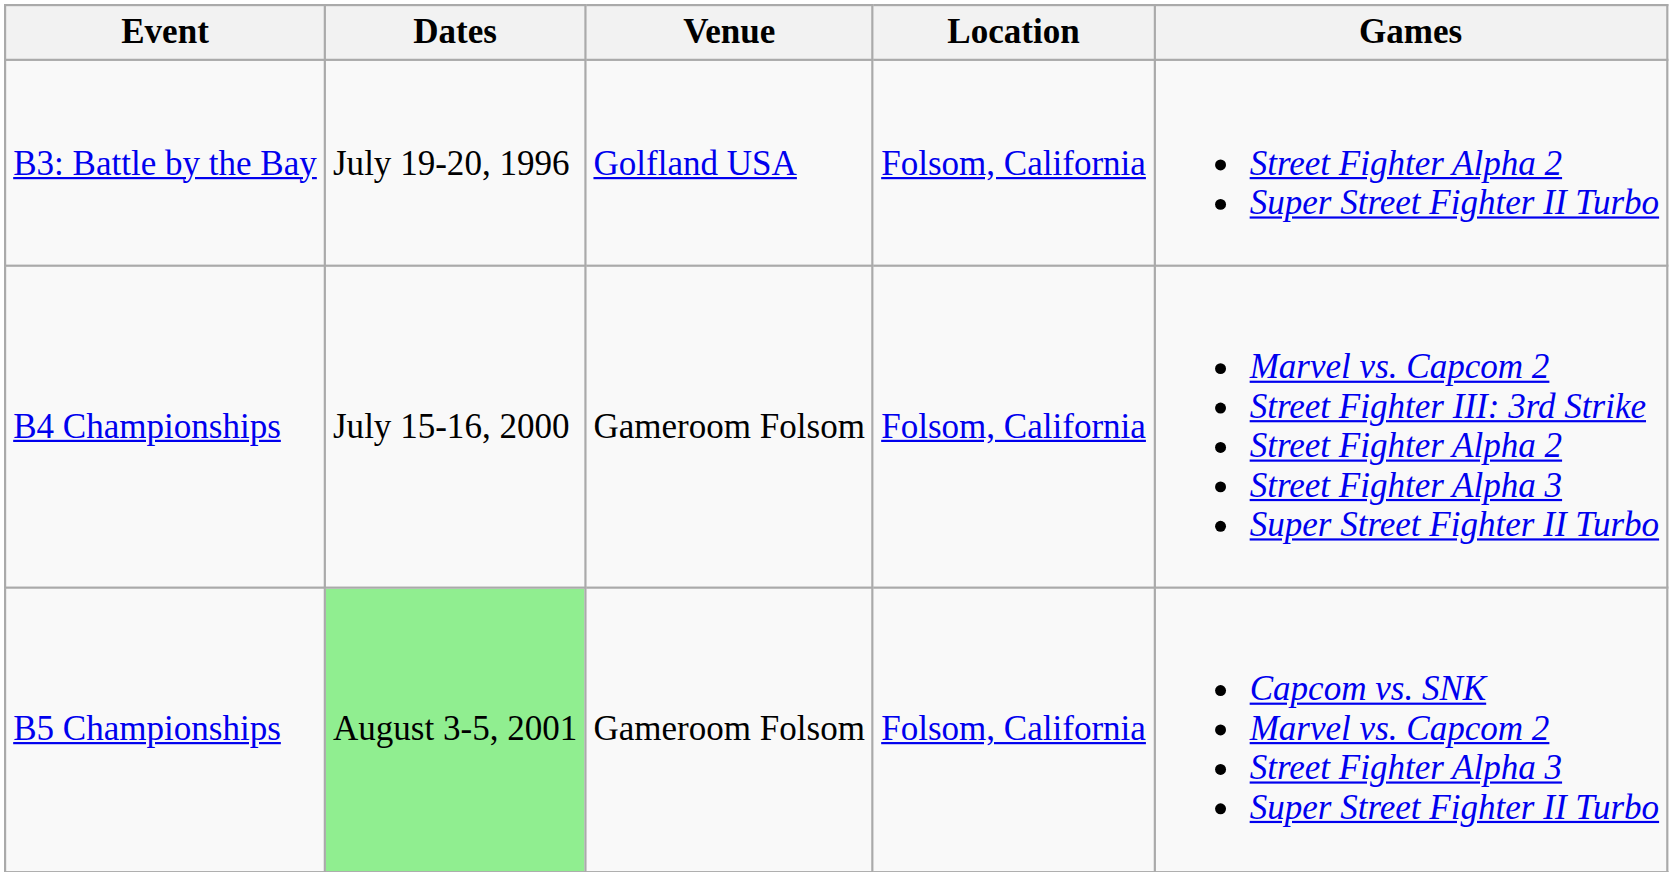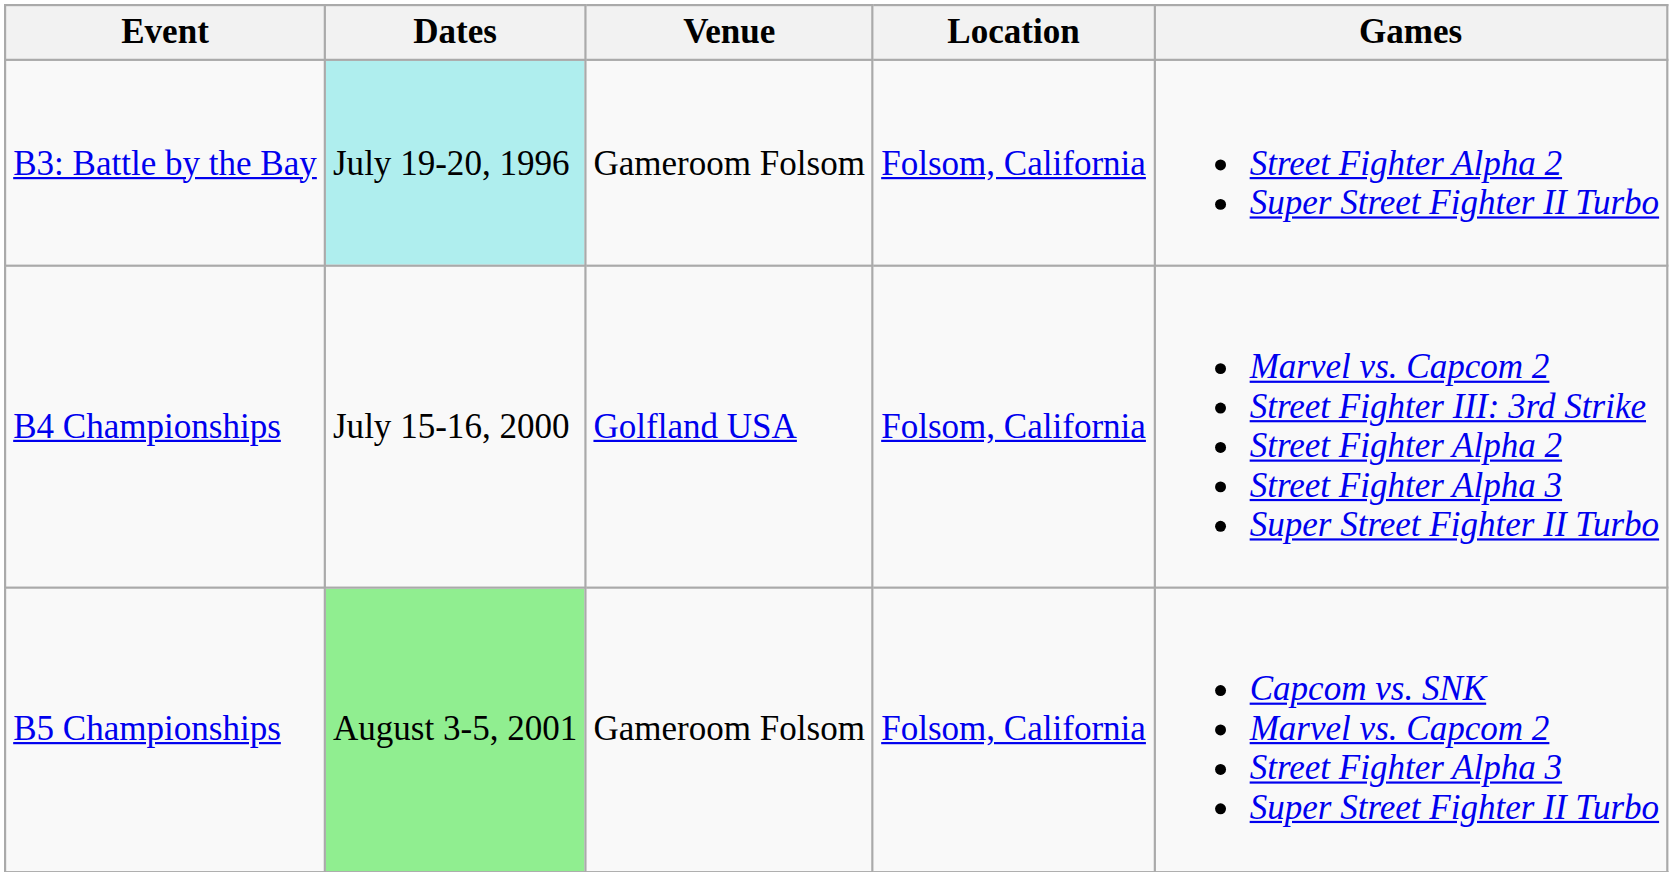(451, 162) no background -> (451, 162) paleturquoise background
(695, 162) Golfland USA -> (729, 162) Gameroom Folsom
(729, 425) Gameroom Folsom -> (695, 425) Golfland USA
